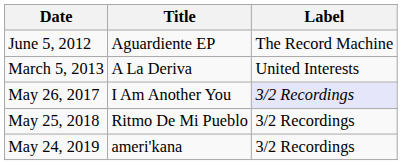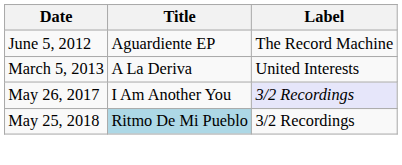(180, 120) no background -> (180, 120) lightblue background
- row: (54, 146)
